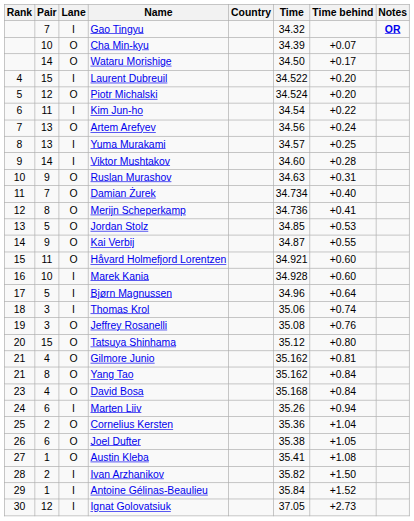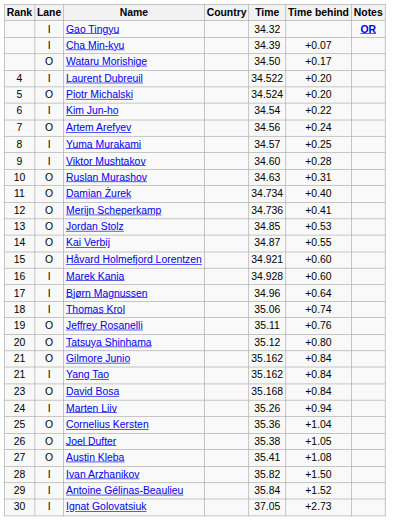- column: (47, 12)
(74, 45) O -> (49, 45) I
(292, 326) 35.08 -> (267, 326) 35.11
(343, 359) +0.81 -> (318, 359) +0.84
(74, 375) O -> (49, 375) I
